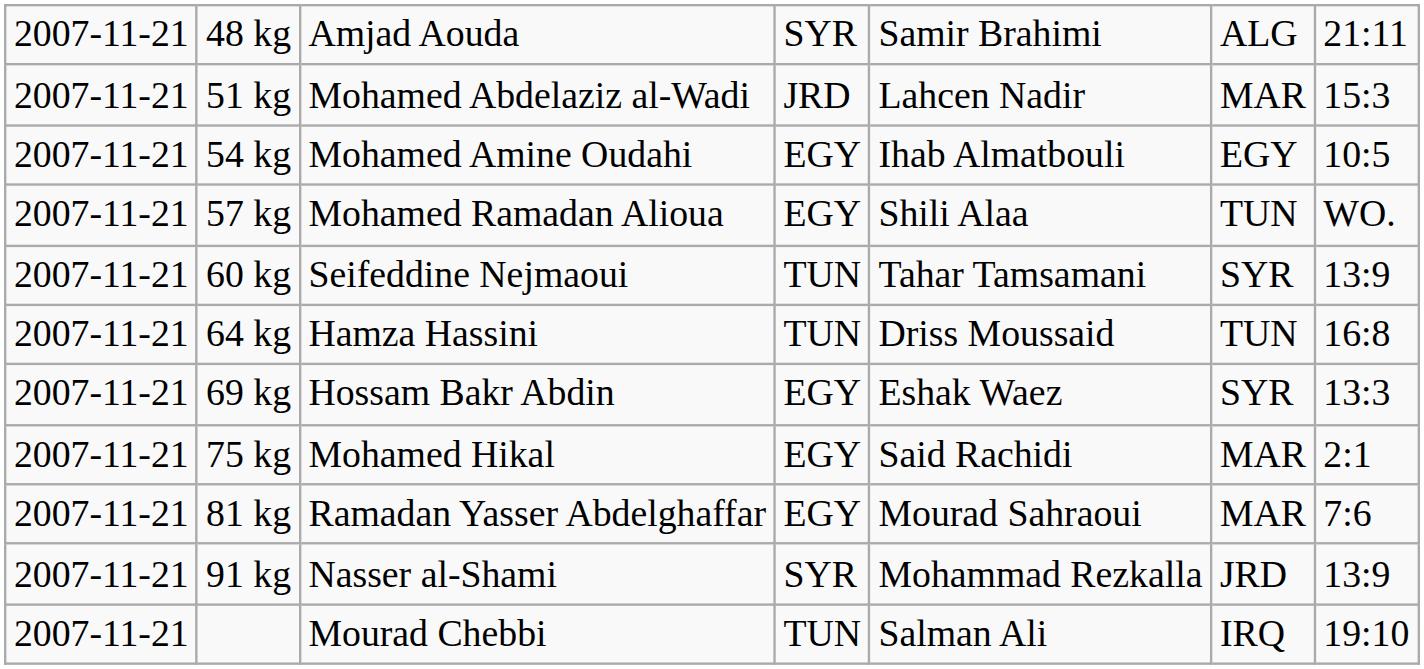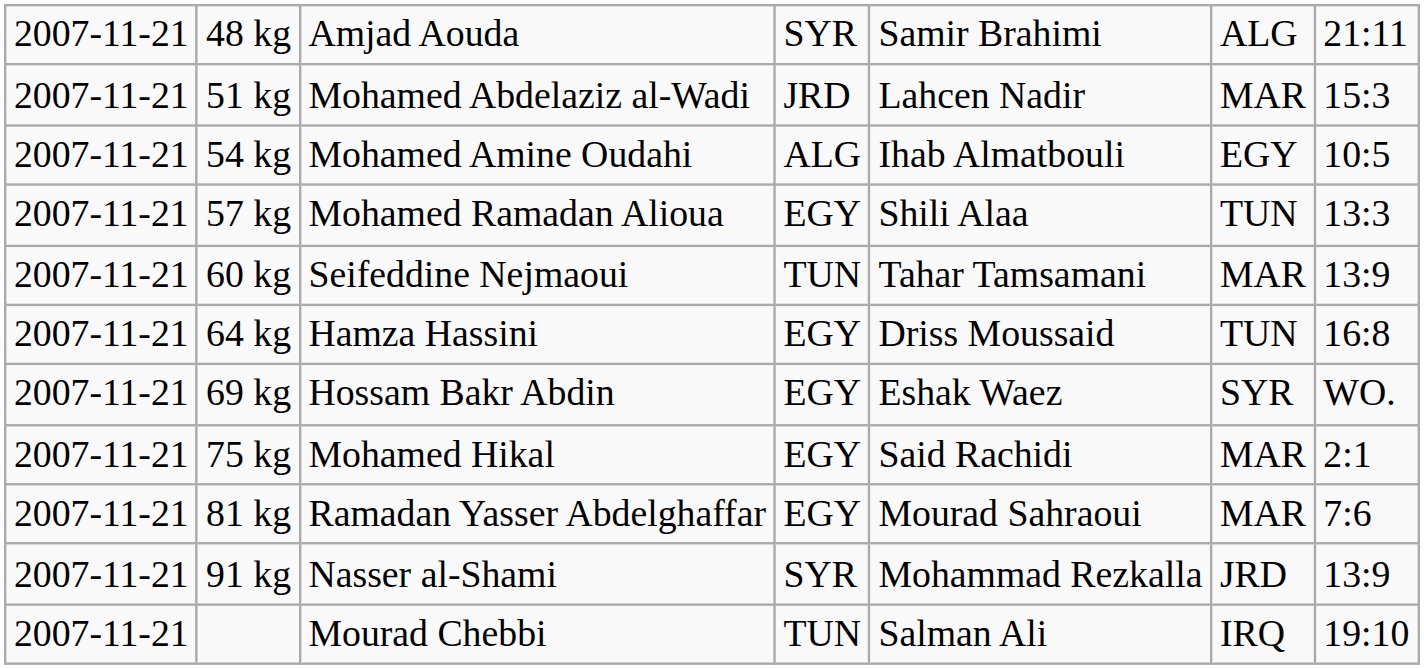(822, 154) EGY -> (822, 154) ALG
(1359, 214) WO. -> (1357, 214) 13:3
(1257, 273) SYR -> (1263, 273) MAR
(822, 333) TUN -> (822, 333) EGY
(1357, 393) 13:3 -> (1359, 393) WO.
